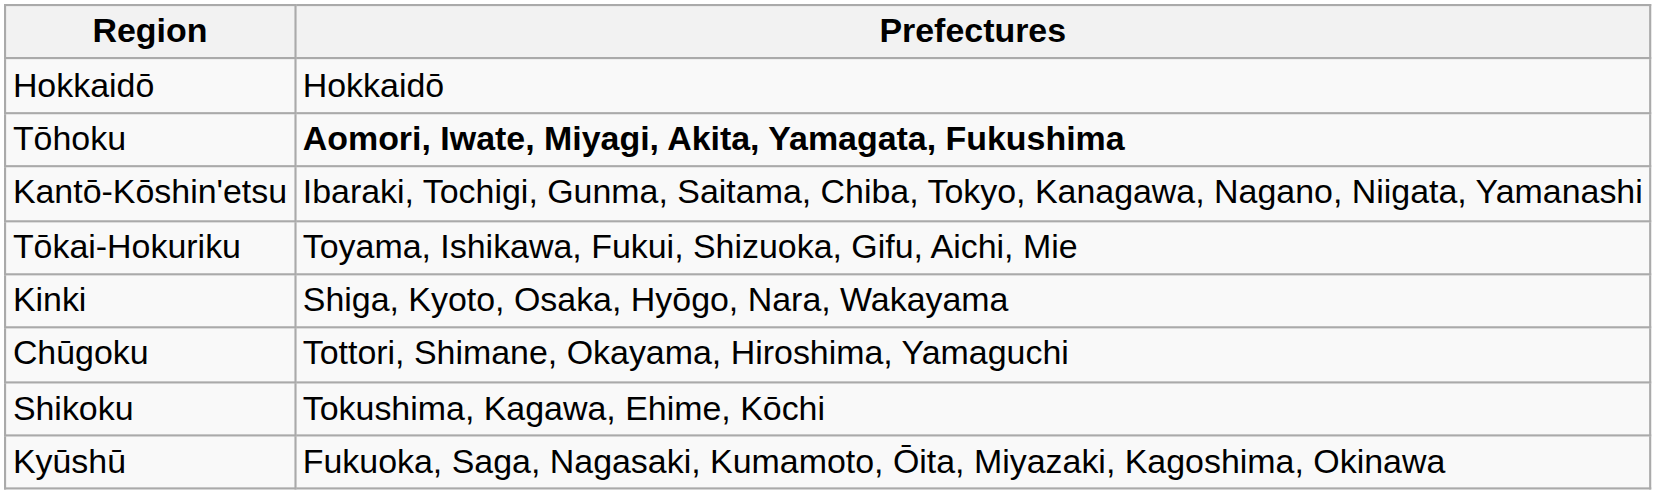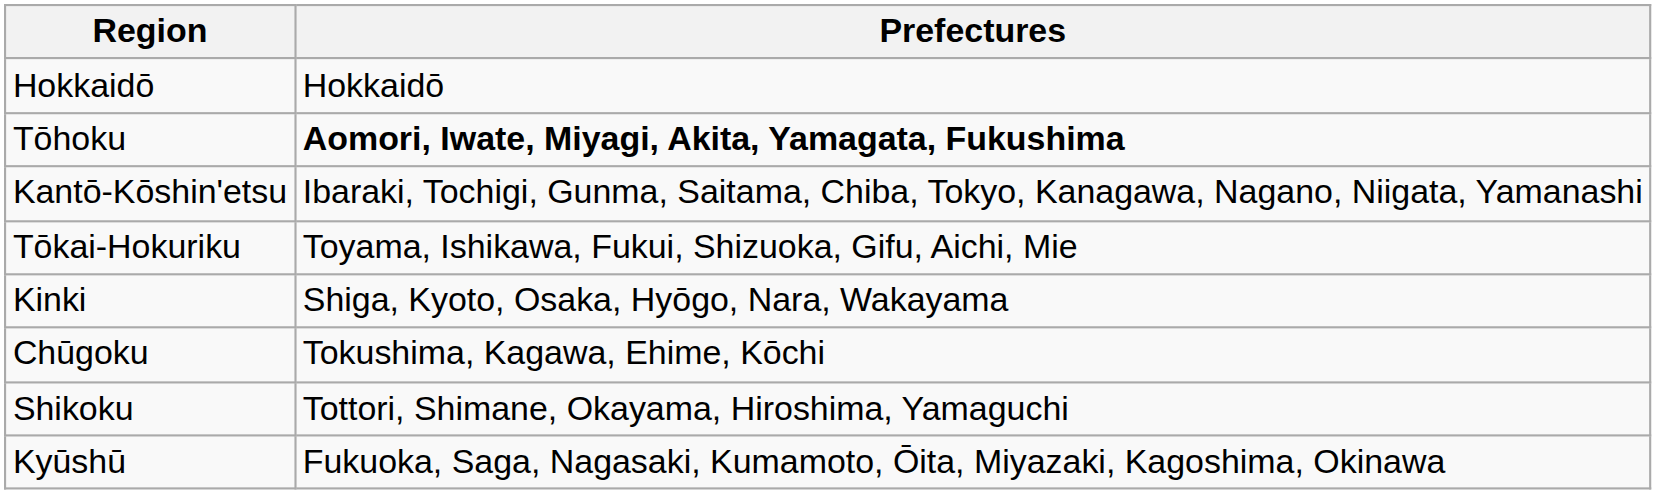(686, 354) Tottori, Shimane, Okayama, Hiroshima, Yamaguchi -> (564, 354) Tokushima, Kagawa, Ehime, Kōchi
(564, 407) Tokushima, Kagawa, Ehime, Kōchi -> (686, 407) Tottori, Shimane, Okayama, Hiroshima, Yamaguchi
